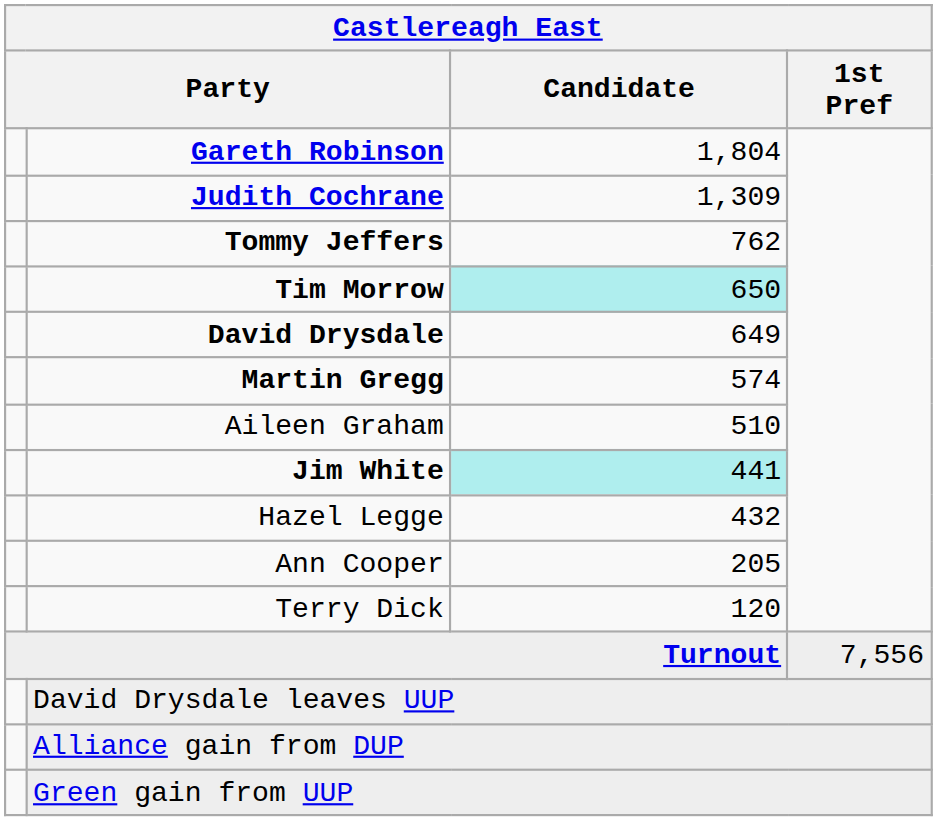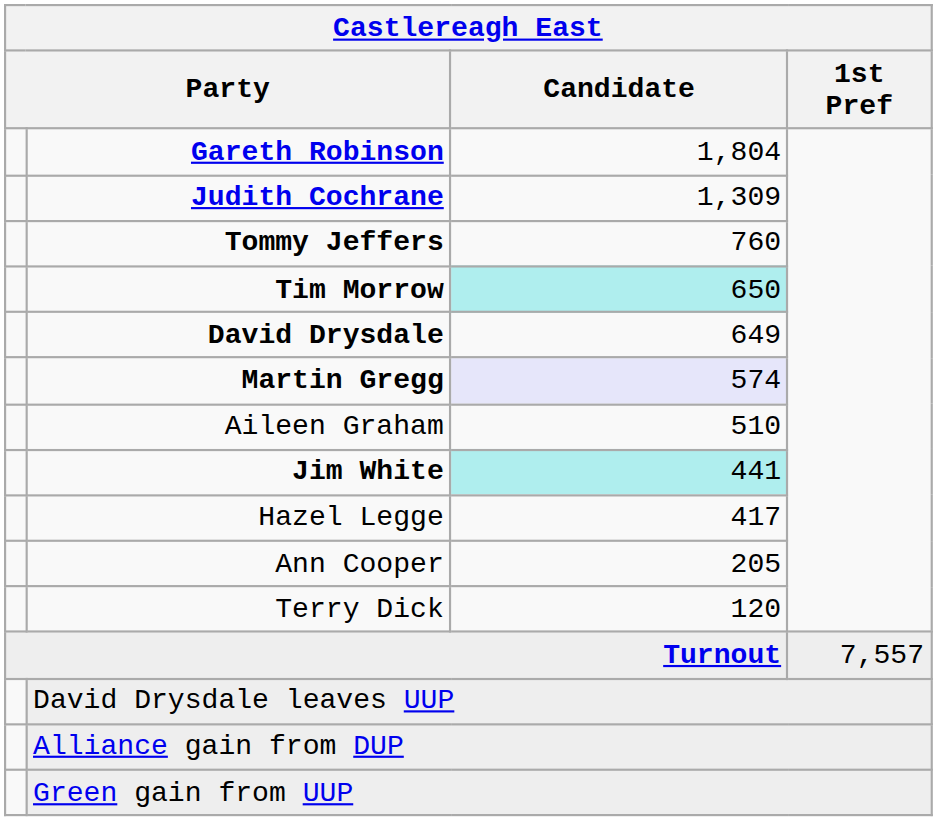(756, 243) 762 -> (756, 243) 760
(756, 381) no background -> (756, 381) lavender background
(756, 518) 432 -> (756, 518) 417
(882, 655) 7,556 -> (882, 655) 7,557
